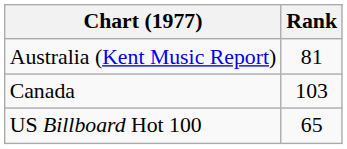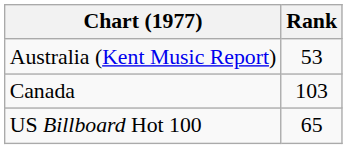(312, 56) 81 -> (312, 56) 53
